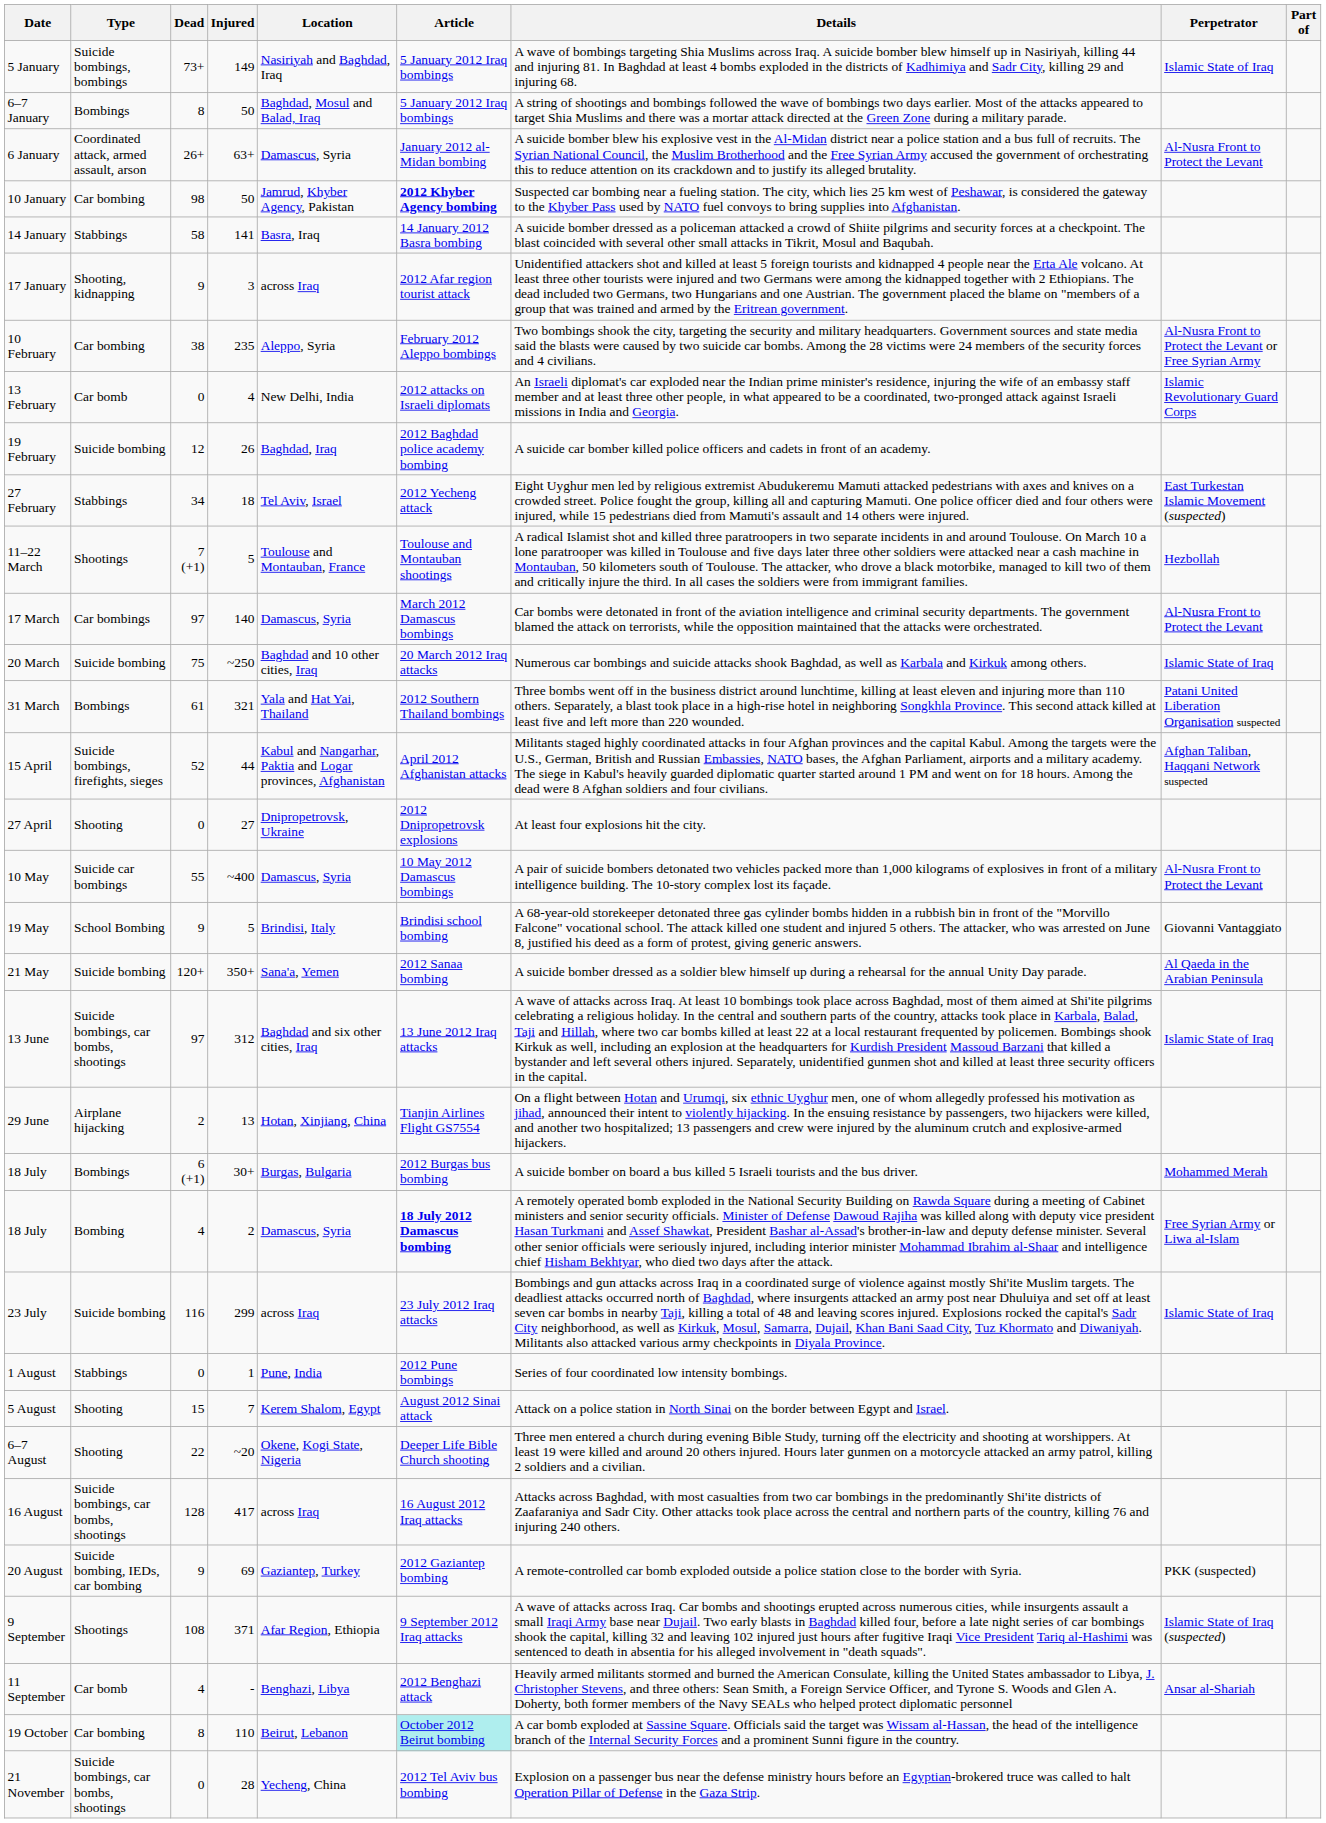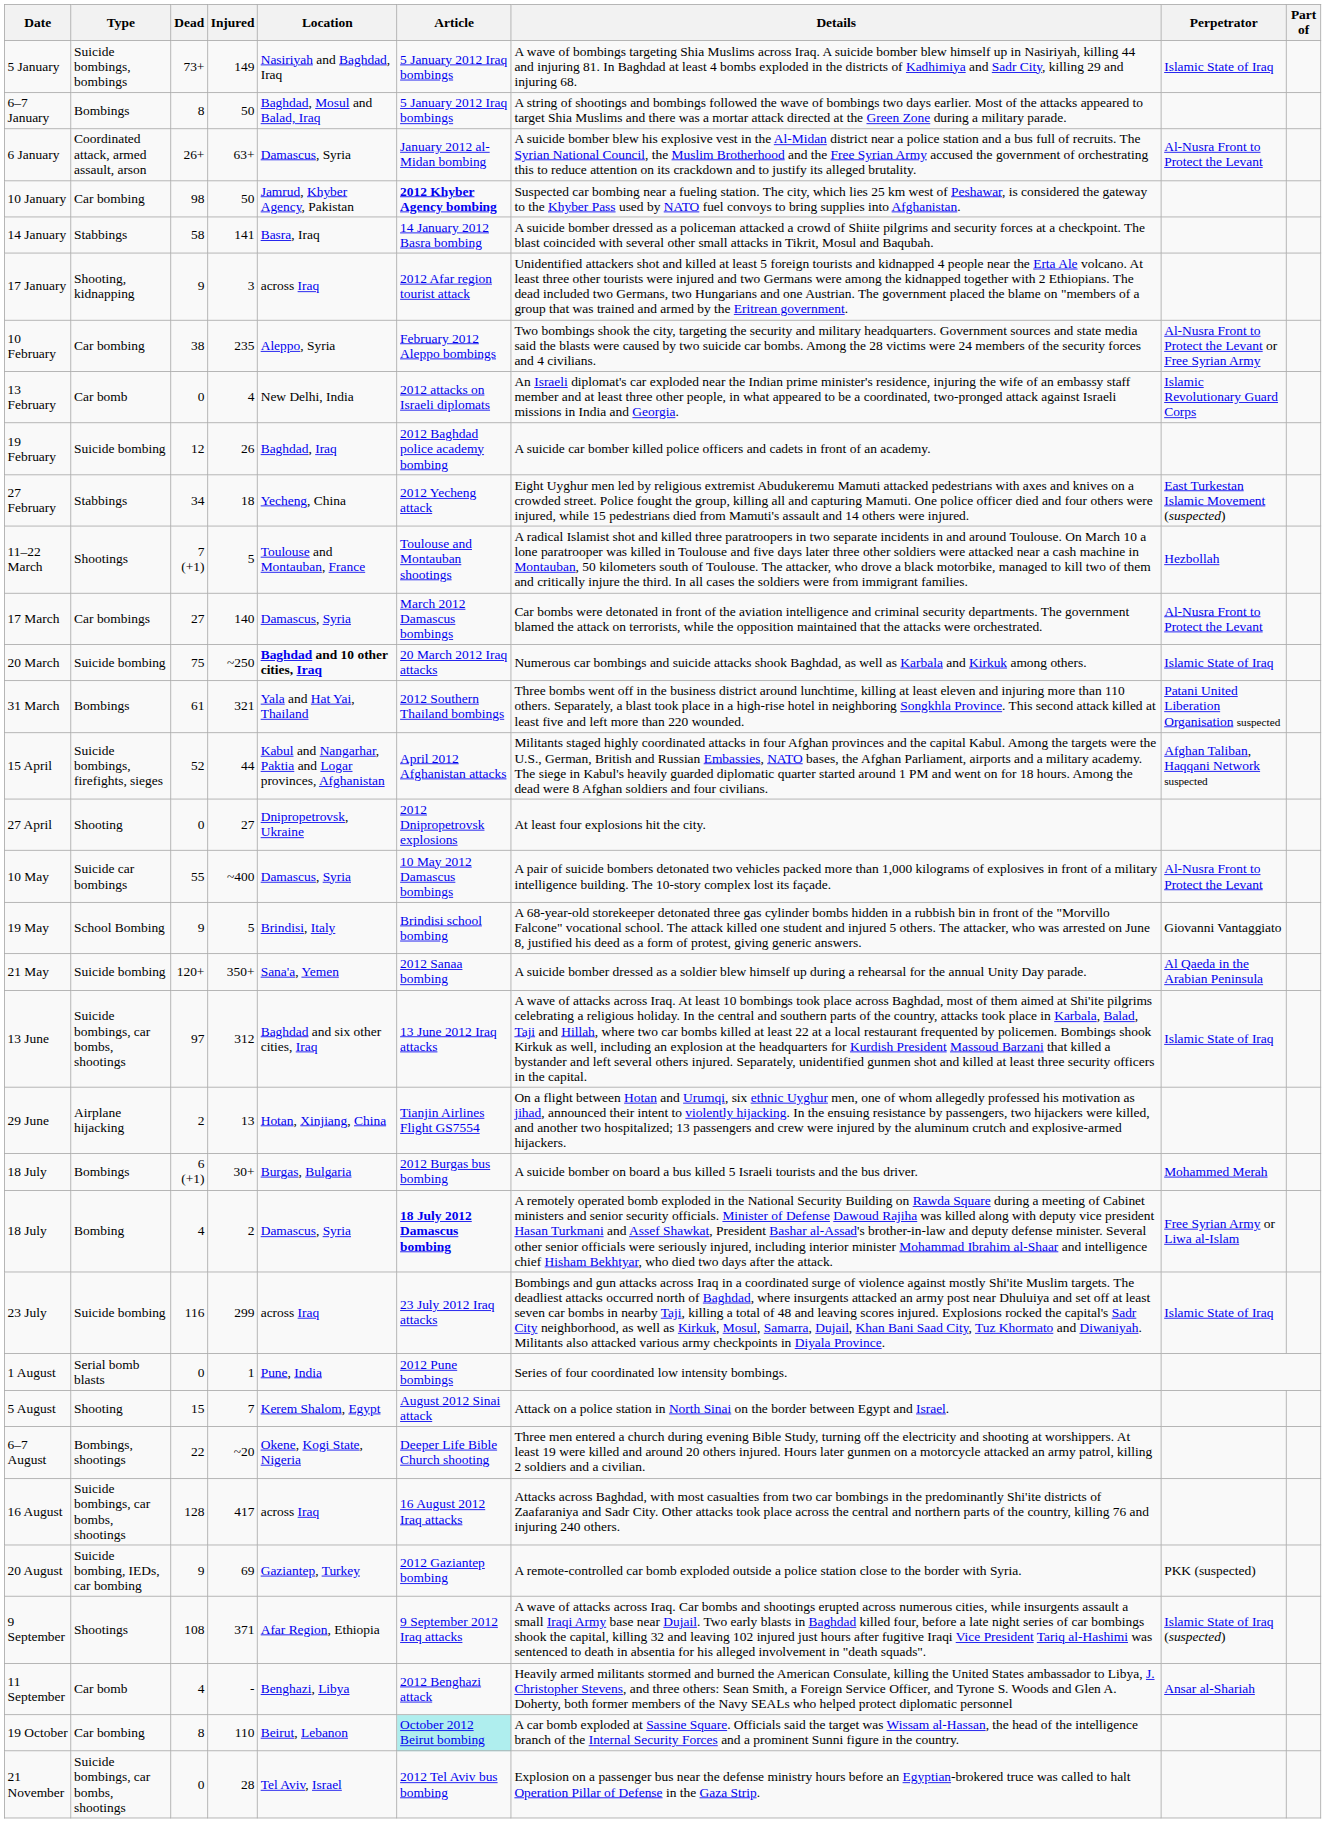(301, 500) Tel Aviv, Israel -> (303, 500) Yecheng, China
(198, 618) 97 -> (198, 618) 27
(320, 662) normal -> (324, 662) bold
(101, 1372) Stabbings -> (107, 1372) Serial bomb blasts
(98, 1452) Shooting -> (103, 1452) Bombings, shootings
(303, 1784) Yecheng, China -> (301, 1784) Tel Aviv, Israel
